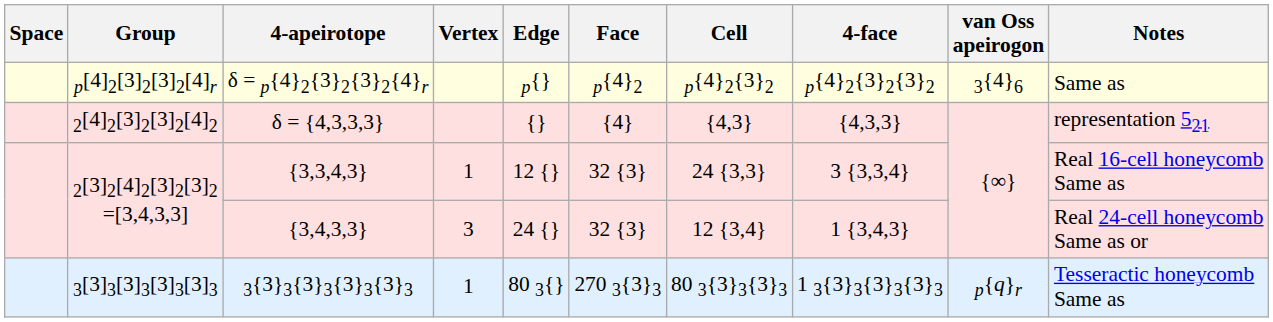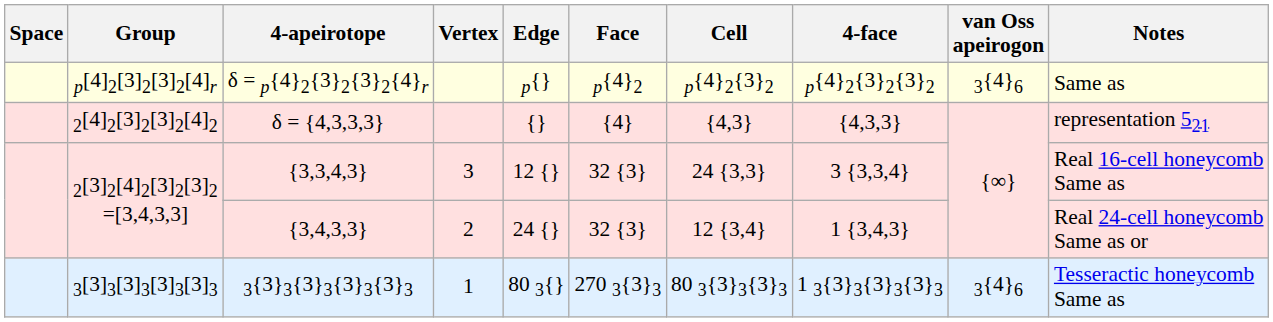(468, 170) 1 -> (468, 170) 3
(468, 229) 3 -> (468, 229) 2
(998, 287) p{q}r -> (998, 287) 3{4}6
